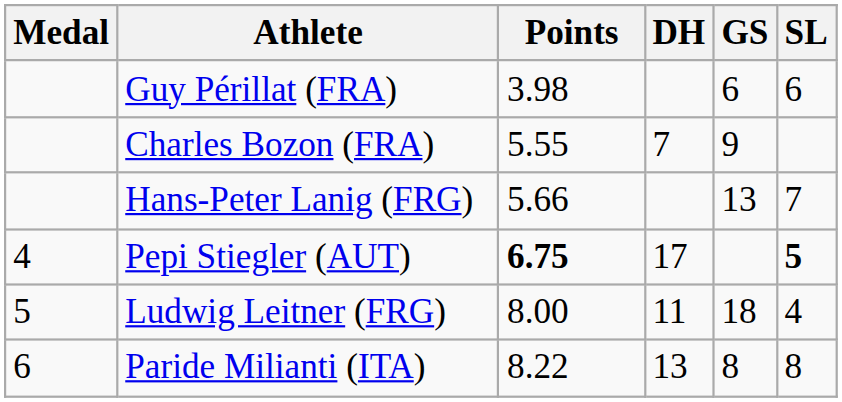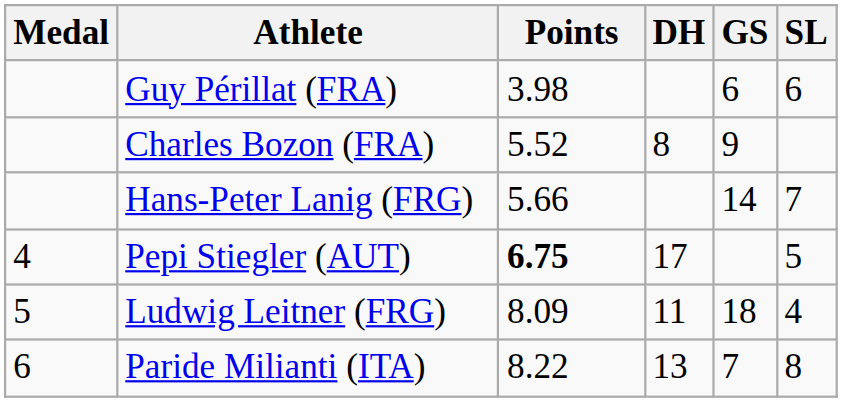(538, 144) 5.55 -> (538, 144) 5.52
(661, 144) 7 -> (661, 144) 8
(739, 199) 13 -> (739, 199) 14
(793, 255) bold -> (793, 255) normal
(538, 311) 8.00 -> (538, 311) 8.09
(730, 367) 8 -> (730, 367) 7
